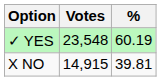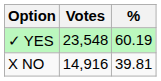(85, 64) 14,915 -> (85, 64) 14,916
